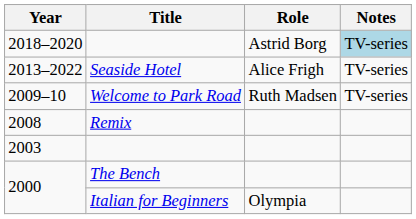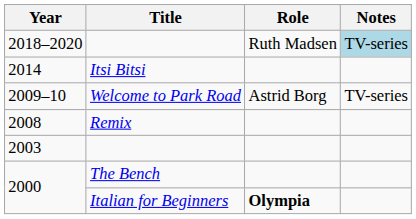(288, 43) Astrid Borg -> (293, 43) Ruth Madsen
+ row: (25, 69)
- row: (45, 69)
(293, 95) Ruth Madsen -> (288, 95) Astrid Borg
(277, 200) normal -> (279, 200) bold
